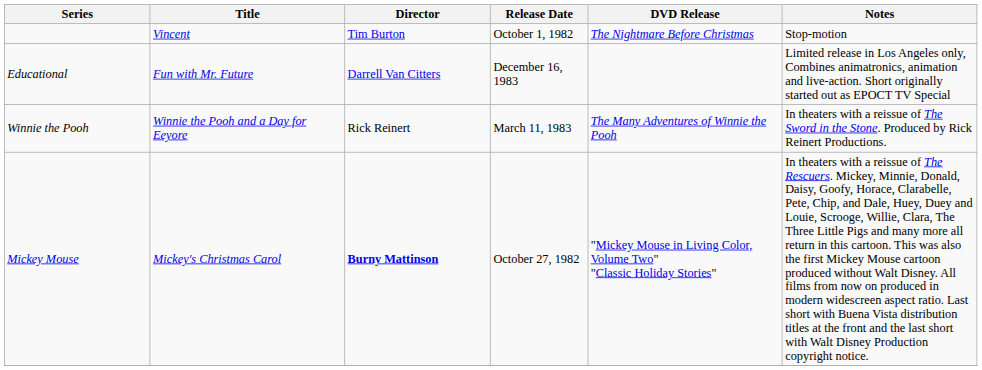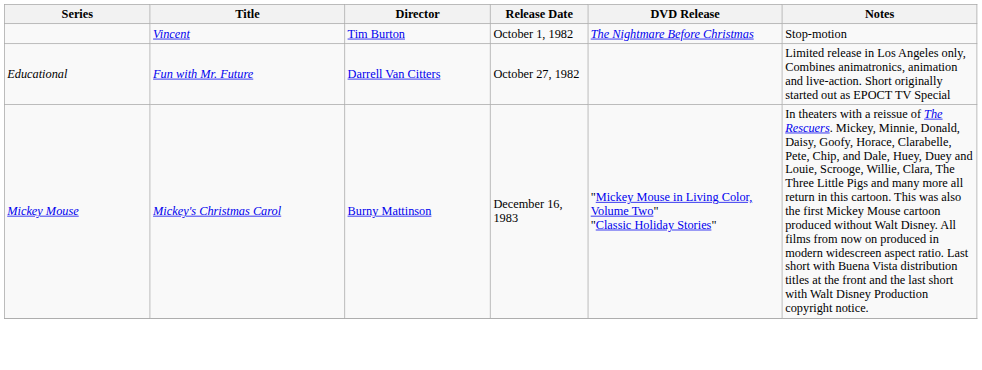(528, 74) December 16, 1983 -> (536, 74) October 27, 1982
- row: (48, 128)
(393, 258) bold -> (390, 211) normal
(536, 258) October 27, 1982 -> (528, 211) December 16, 1983
